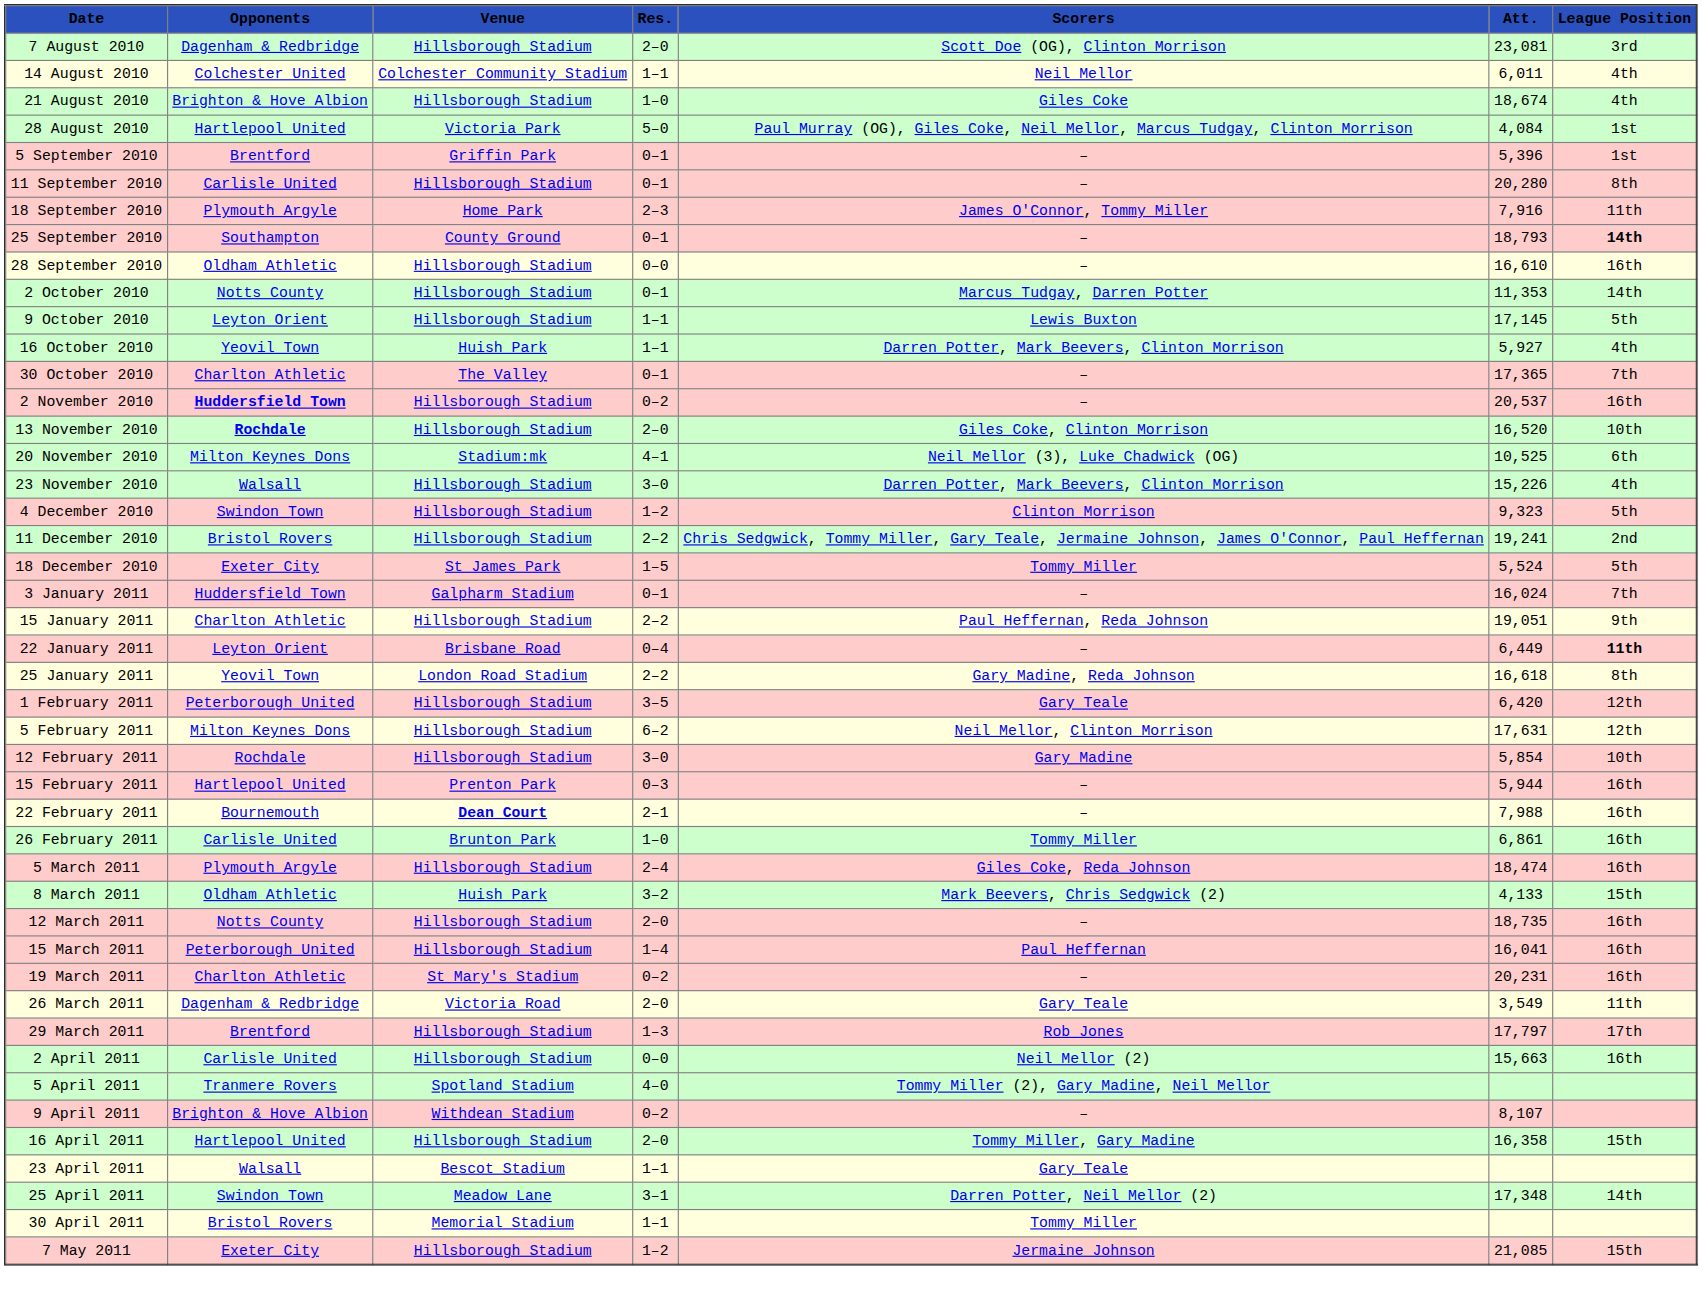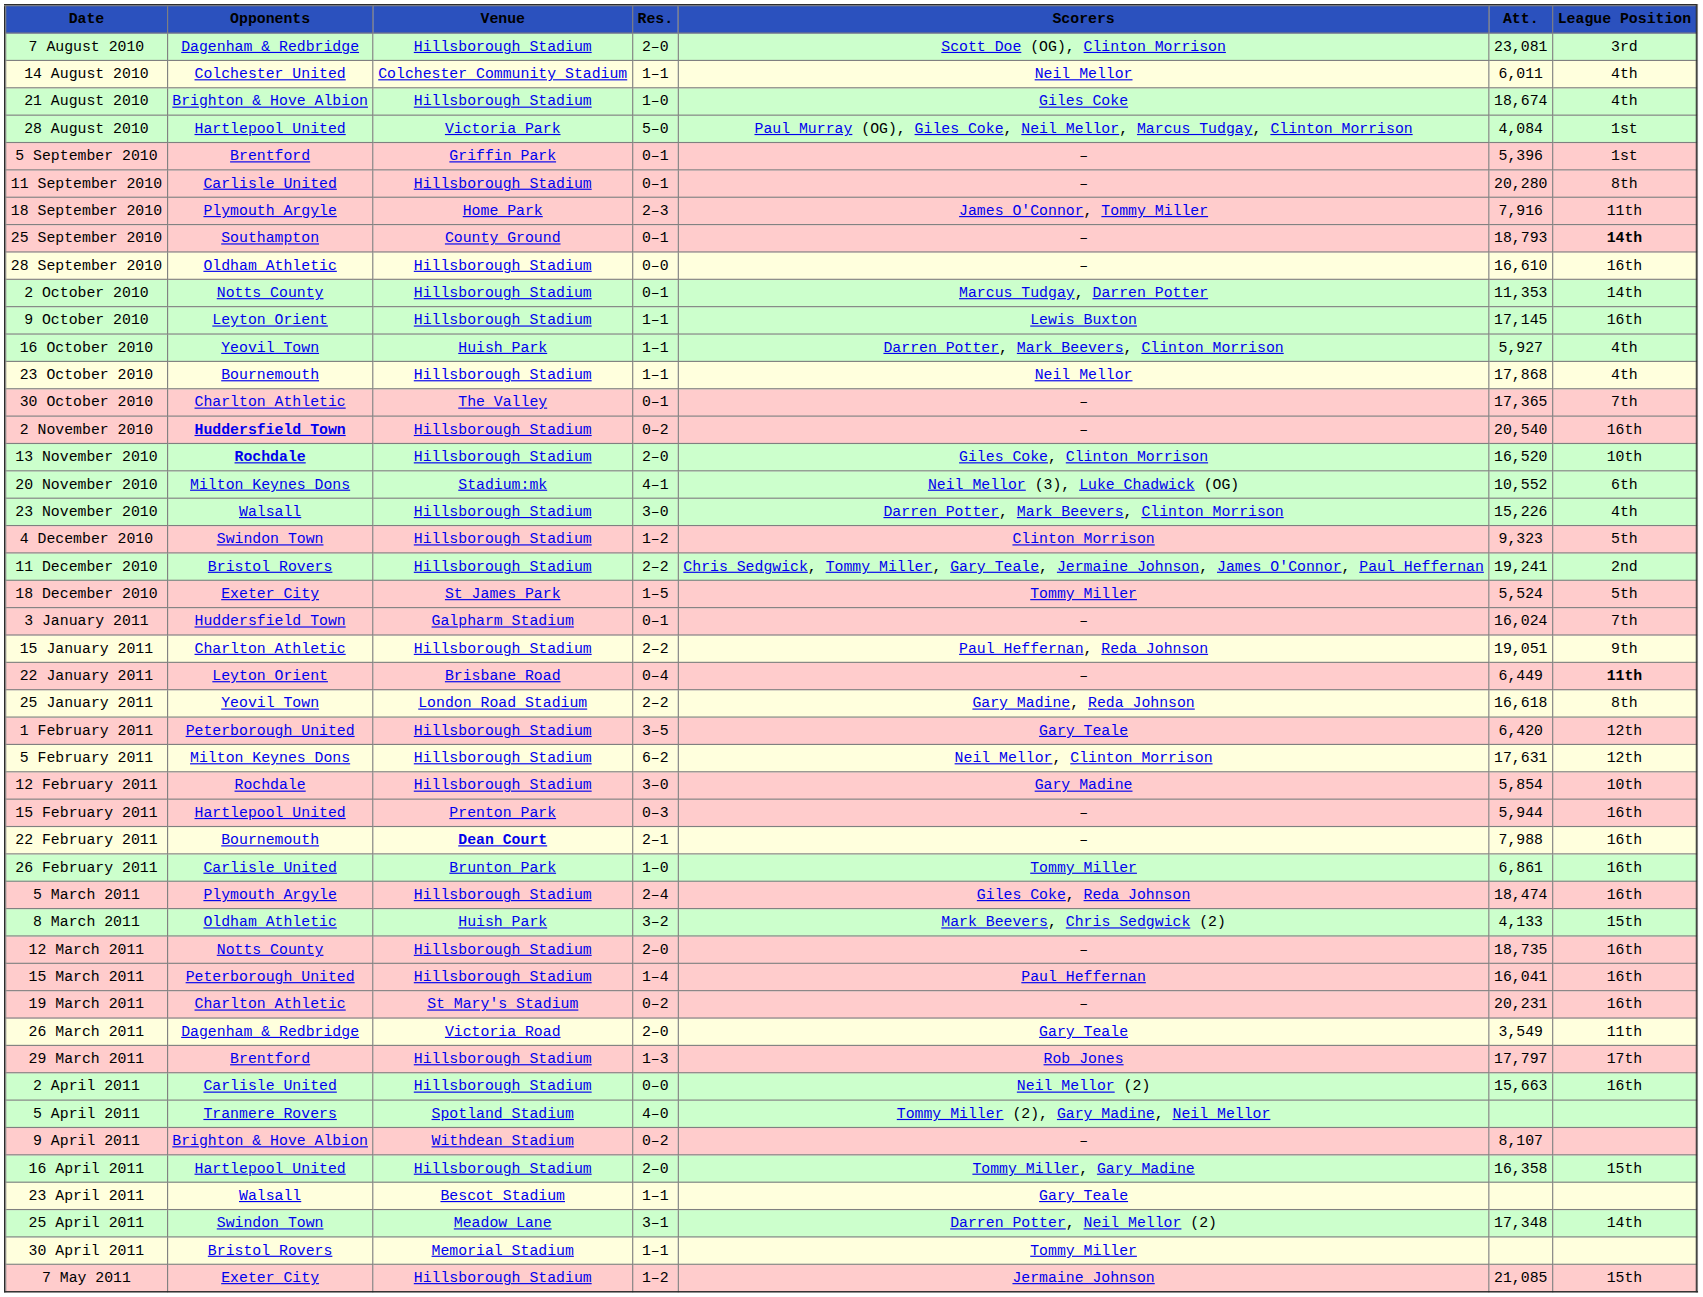(1624, 320) 5th -> (1624, 320) 16th
+ row: (86, 375)
(1521, 402) 20,537 -> (1521, 430) 20,540
(1521, 457) 10,525 -> (1521, 485) 10,552
